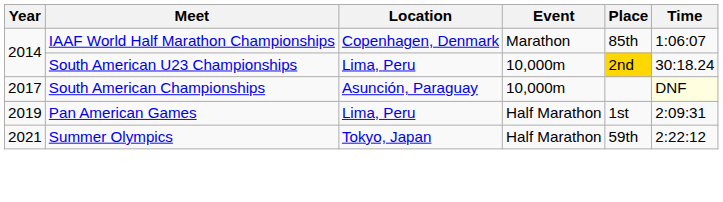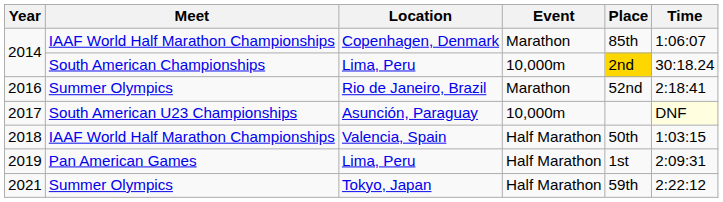(173, 64) South American U23 Championships -> (157, 64) South American Championships
+ row: (25, 88)
(157, 88) South American Championships -> (173, 112) South American U23 Championships
+ row: (25, 137)
